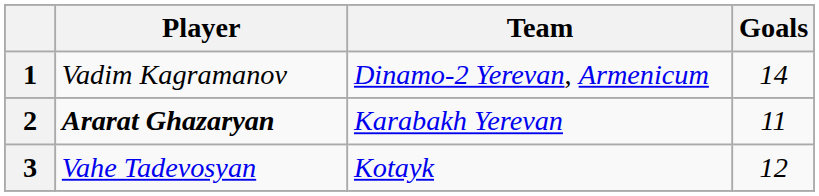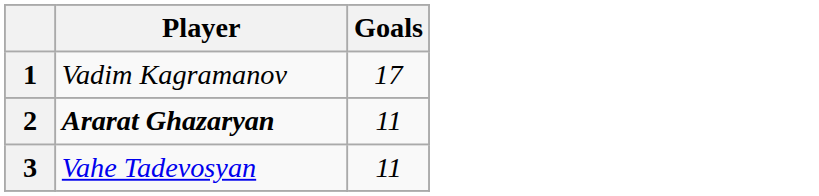- column: (540, 27)
(774, 74) 14 -> (388, 74) 17
(774, 167) 12 -> (388, 167) 11
